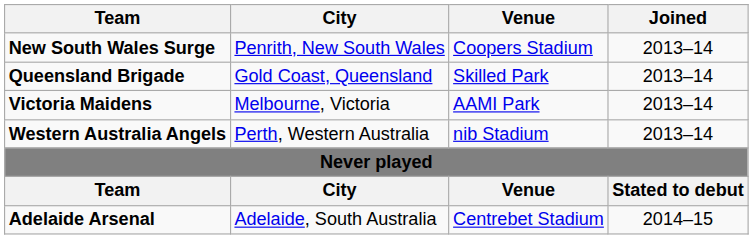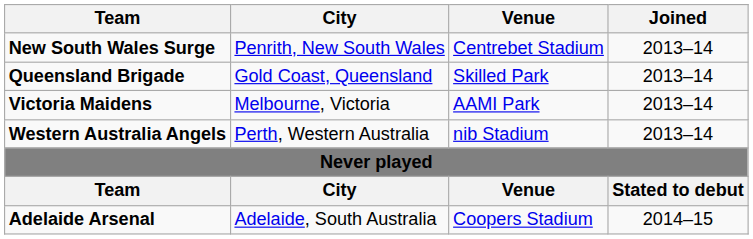(523, 47) Coopers Stadium -> (528, 47) Centrebet Stadium
(528, 219) Centrebet Stadium -> (523, 219) Coopers Stadium
